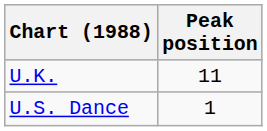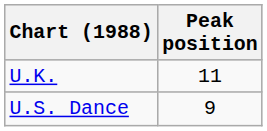(210, 109) 1 -> (210, 109) 9
